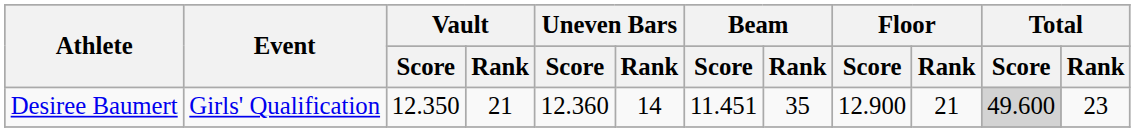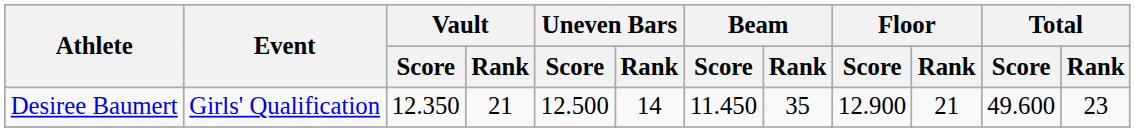(575, 107) 12.360 -> (575, 107) 12.500
(723, 107) 11.451 -> (723, 107) 11.450
(1021, 107) lightgrey background -> (1021, 107) no background
